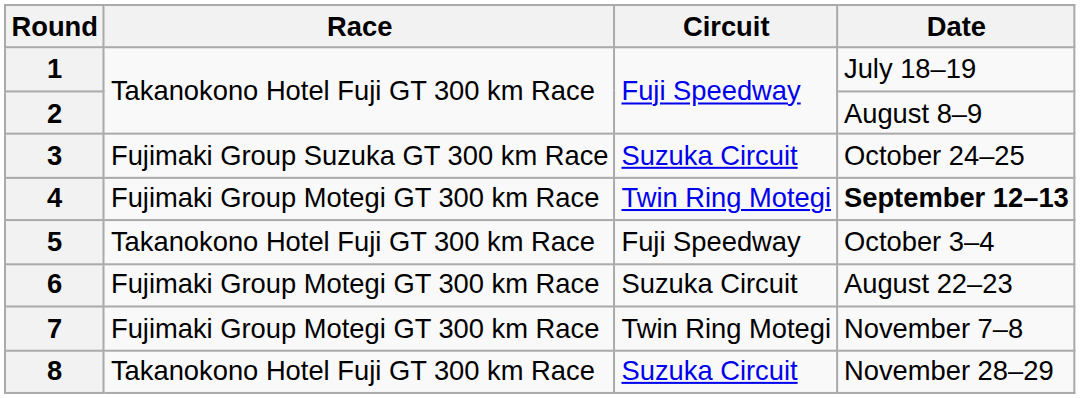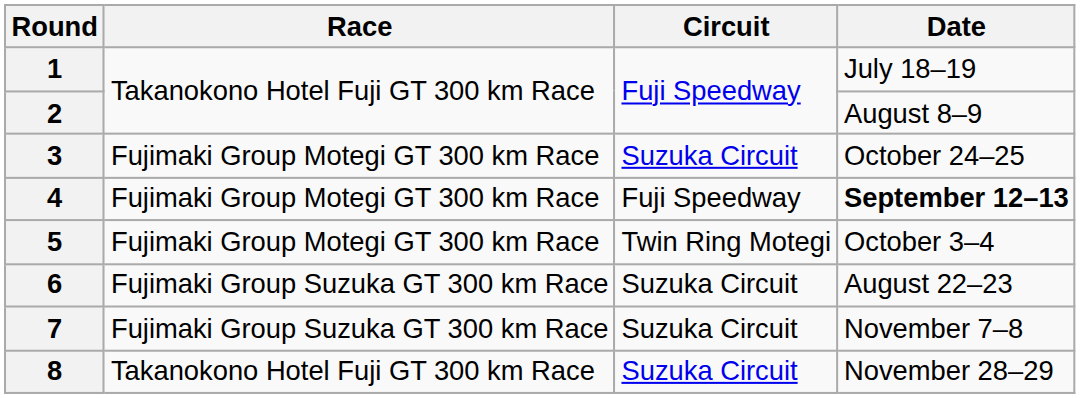(360, 155) Fujimaki Group Suzuka GT 300 km Race -> (355, 155) Fujimaki Group Motegi GT 300 km Race
(726, 199) Twin Ring Motegi -> (711, 199) Fuji Speedway
(353, 242) Takanokono Hotel Fuji GT 300 km Race -> (355, 242) Fujimaki Group Motegi GT 300 km Race
(711, 242) Fuji Speedway -> (726, 242) Twin Ring Motegi
(355, 285) Fujimaki Group Motegi GT 300 km Race -> (360, 285) Fujimaki Group Suzuka GT 300 km Race
(355, 328) Fujimaki Group Motegi GT 300 km Race -> (360, 328) Fujimaki Group Suzuka GT 300 km Race
(726, 328) Twin Ring Motegi -> (710, 328) Suzuka Circuit
